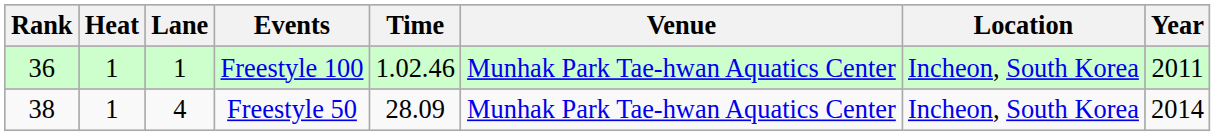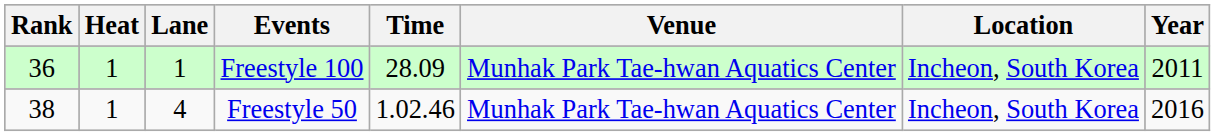(415, 67) 1.02.46 -> (415, 67) 28.09
(415, 109) 28.09 -> (415, 109) 1.02.46
(1177, 109) 2014 -> (1177, 109) 2016
